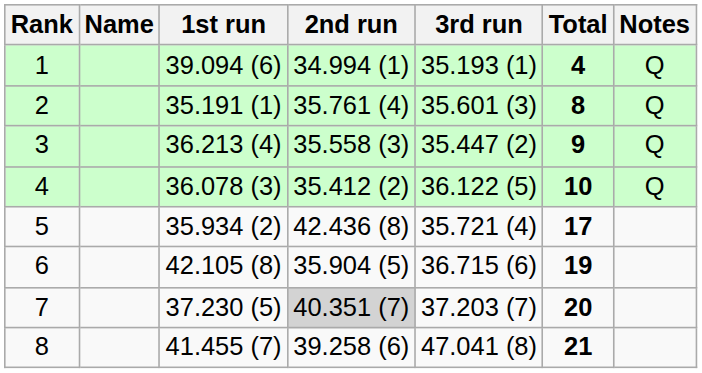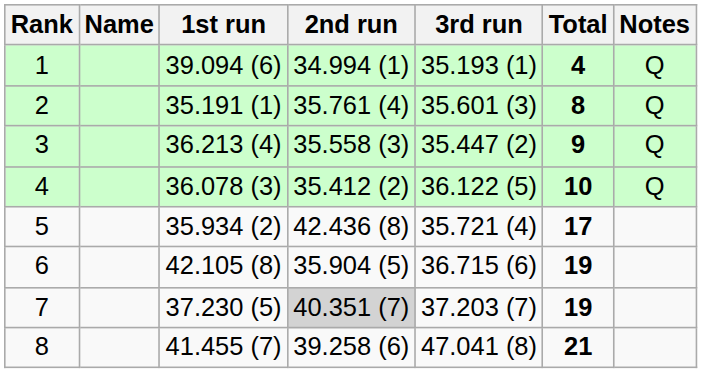(578, 307) 20 -> (578, 307) 19
